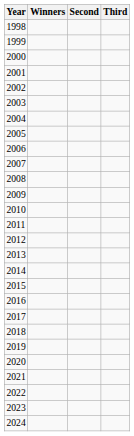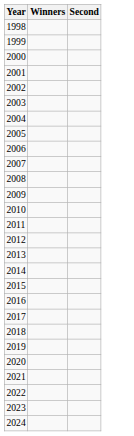- column: (115, 12)
